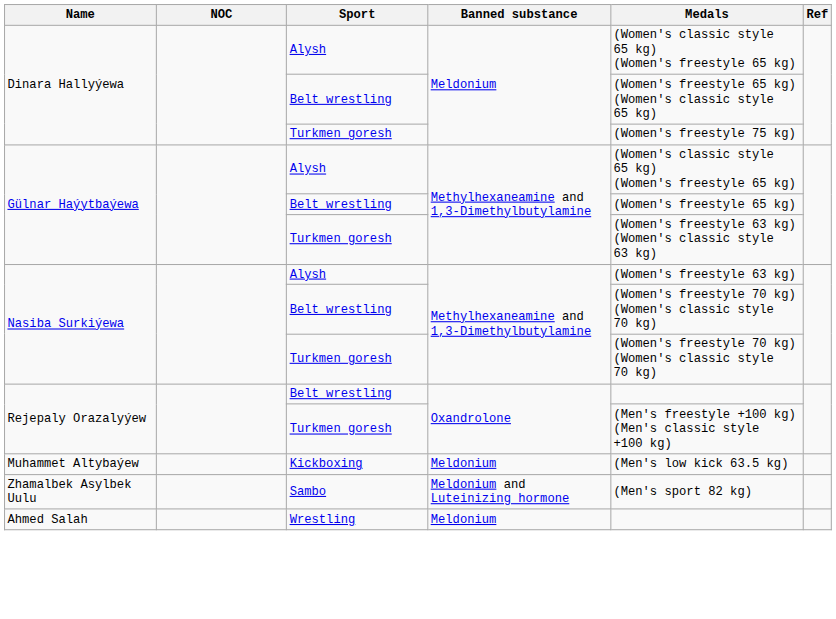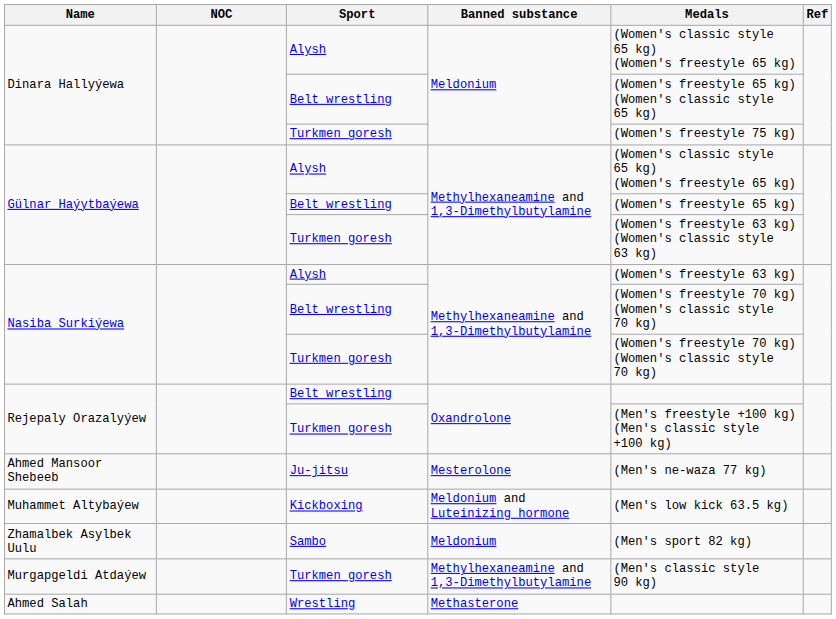+ row: (55, 471)
(464, 464) Meldonium -> (500, 506) Meldonium and Luteinizing hormone
(500, 491) Meldonium and Luteinizing hormone -> (464, 541) Meldonium
+ row: (77, 576)
(464, 519) Meldonium -> (474, 604) Methasterone
